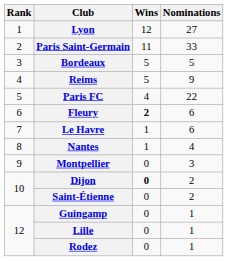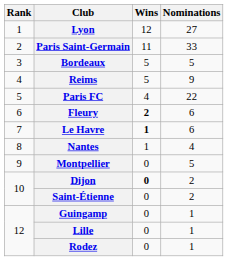(146, 130) normal -> (146, 130) bold
(192, 163) 3 -> (192, 163) 5
